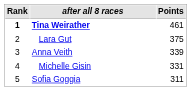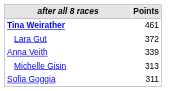- column: (17, 12)
(177, 39) 375 -> (152, 39) 372
(177, 66) 331 -> (152, 66) 313
